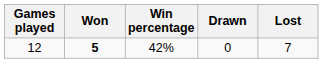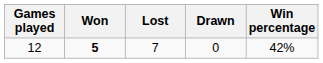columns swapped: (288, 21) <-> (161, 21)
